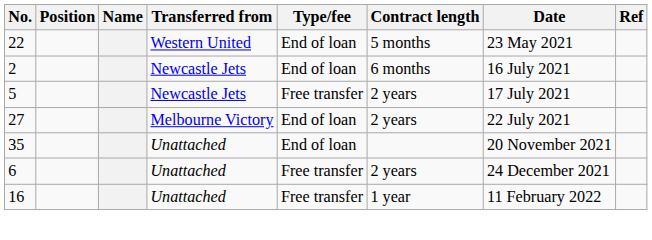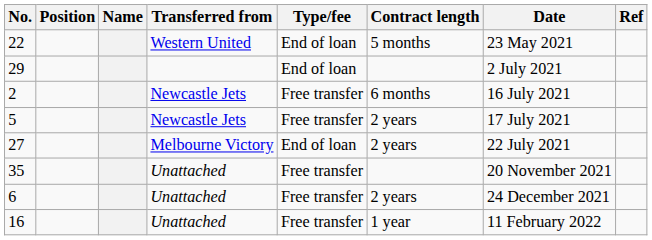+ row: (16, 68)
(319, 68) End of loan -> (322, 94) Free transfer
(319, 145) End of loan -> (322, 171) Free transfer
